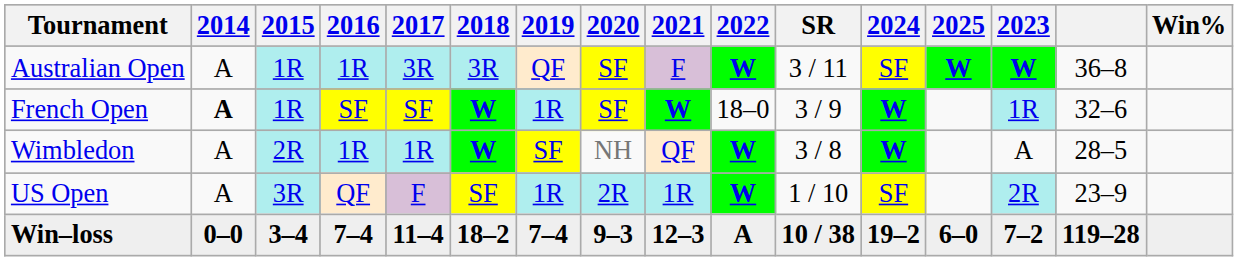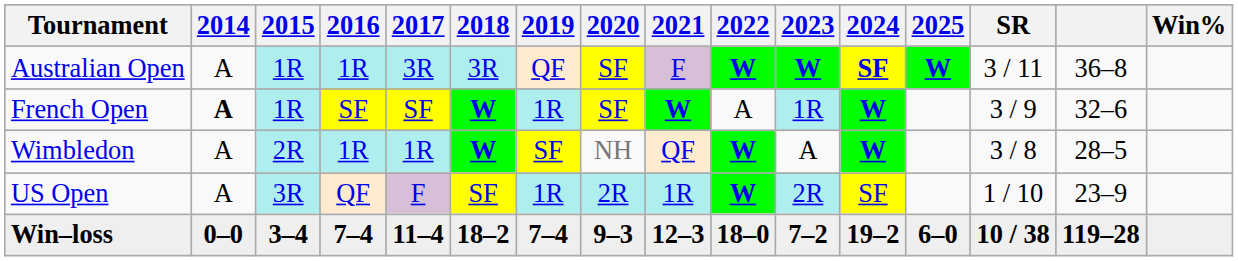columns swapped: (1023, 25) <-> (818, 25)
(893, 67) normal -> (873, 67) bold
(743, 109) 18–0 -> (743, 109) A
(743, 234) A -> (743, 234) 18–0
